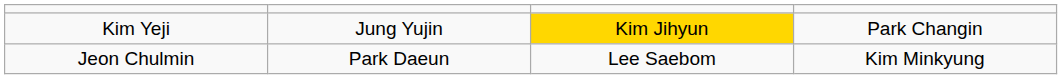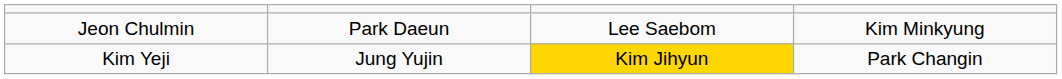rows swapped: (136, 28) <-> (136, 58)
